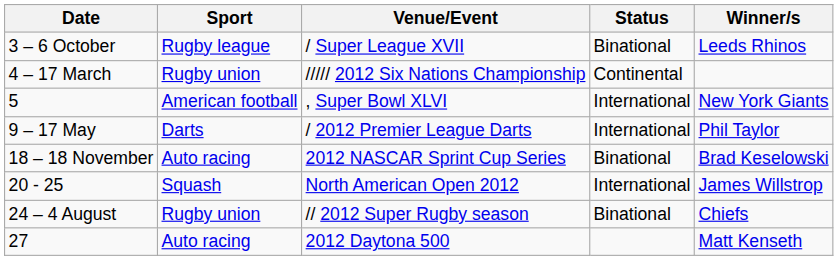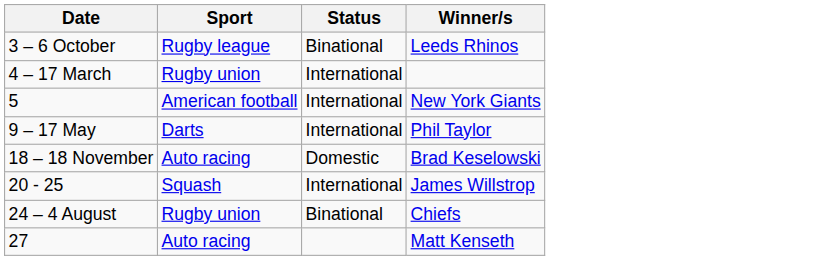- column: (446, 18)
(638, 74) Continental -> (354, 74) International
(632, 158) Binational -> (342, 158) Domestic
